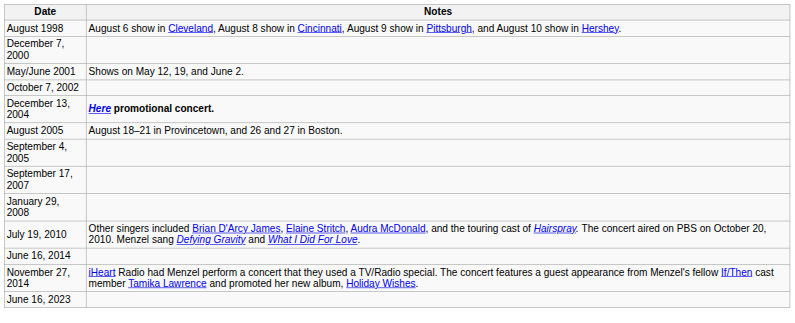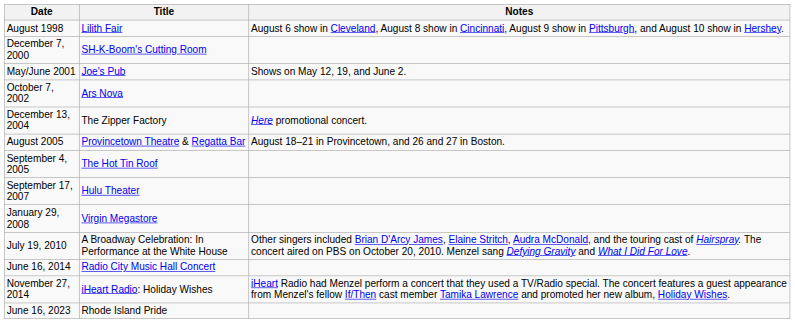+ column: (164, 12)
(151, 109) bold -> (309, 120) normal
